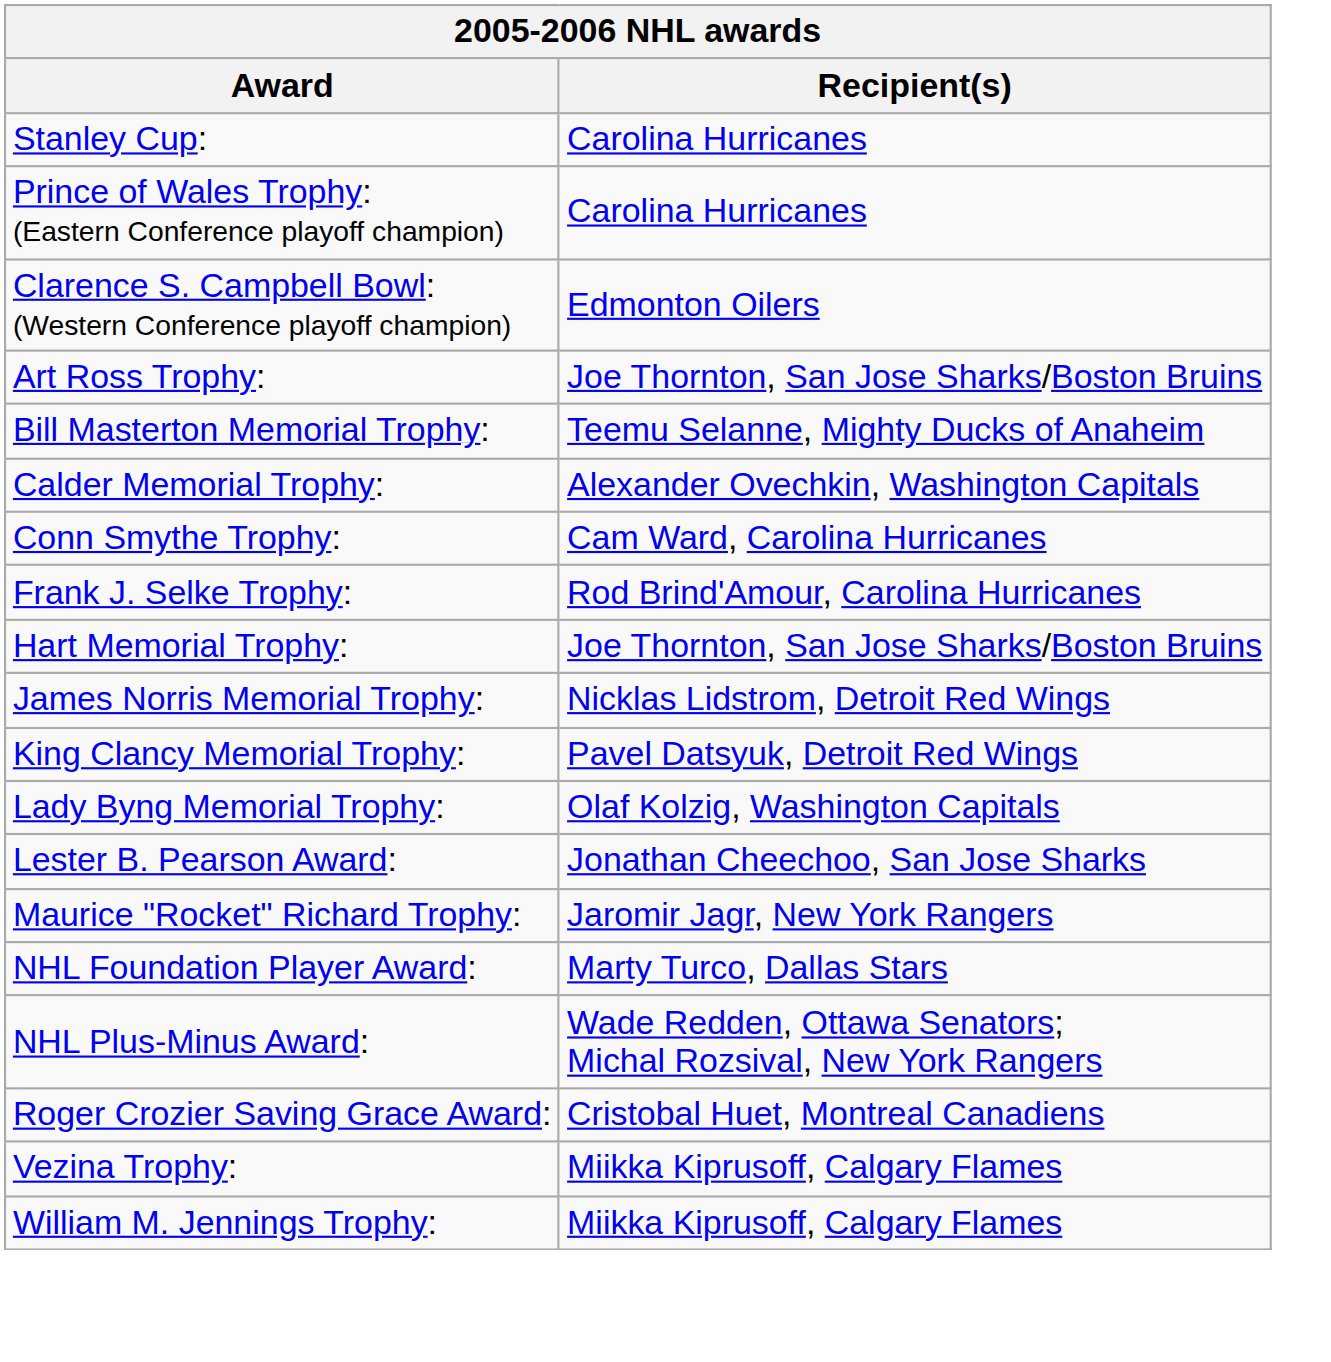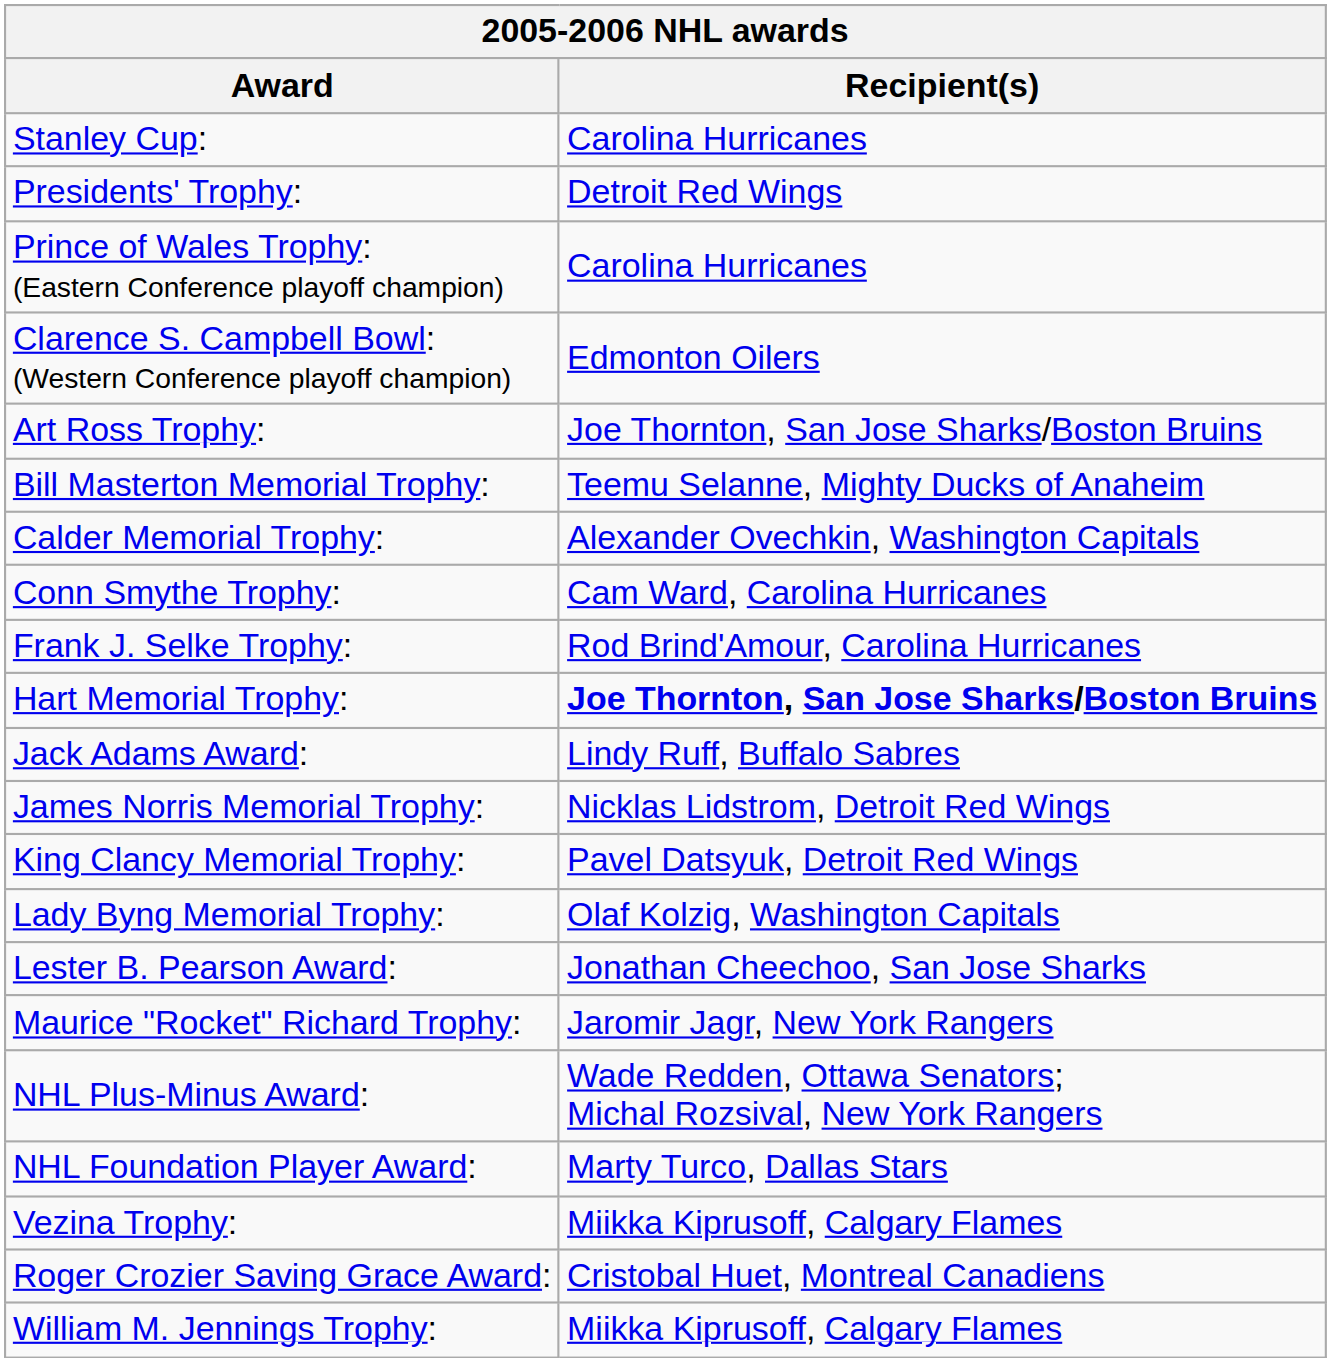+ row: (158, 192)
(915, 645) normal -> (942, 699) bold
+ row: (161, 753)
rows swapped: (245, 968) <-> (191, 1041)
rows swapped: (282, 1114) <-> (125, 1167)
